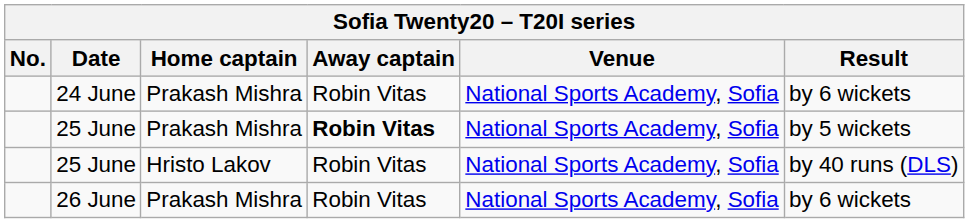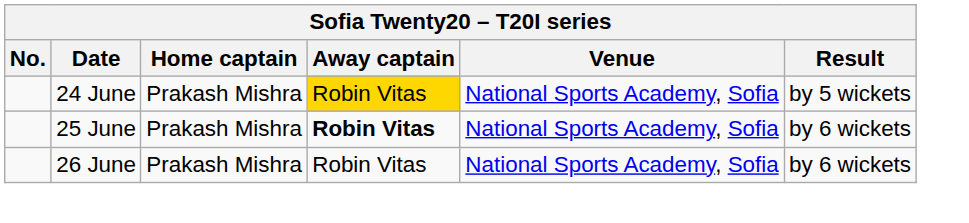(369, 93) no background -> (369, 93) gold background
(850, 93) by 6 wickets -> (850, 93) by 5 wickets
(850, 128) by 5 wickets -> (850, 128) by 6 wickets
- row: (96, 164)
